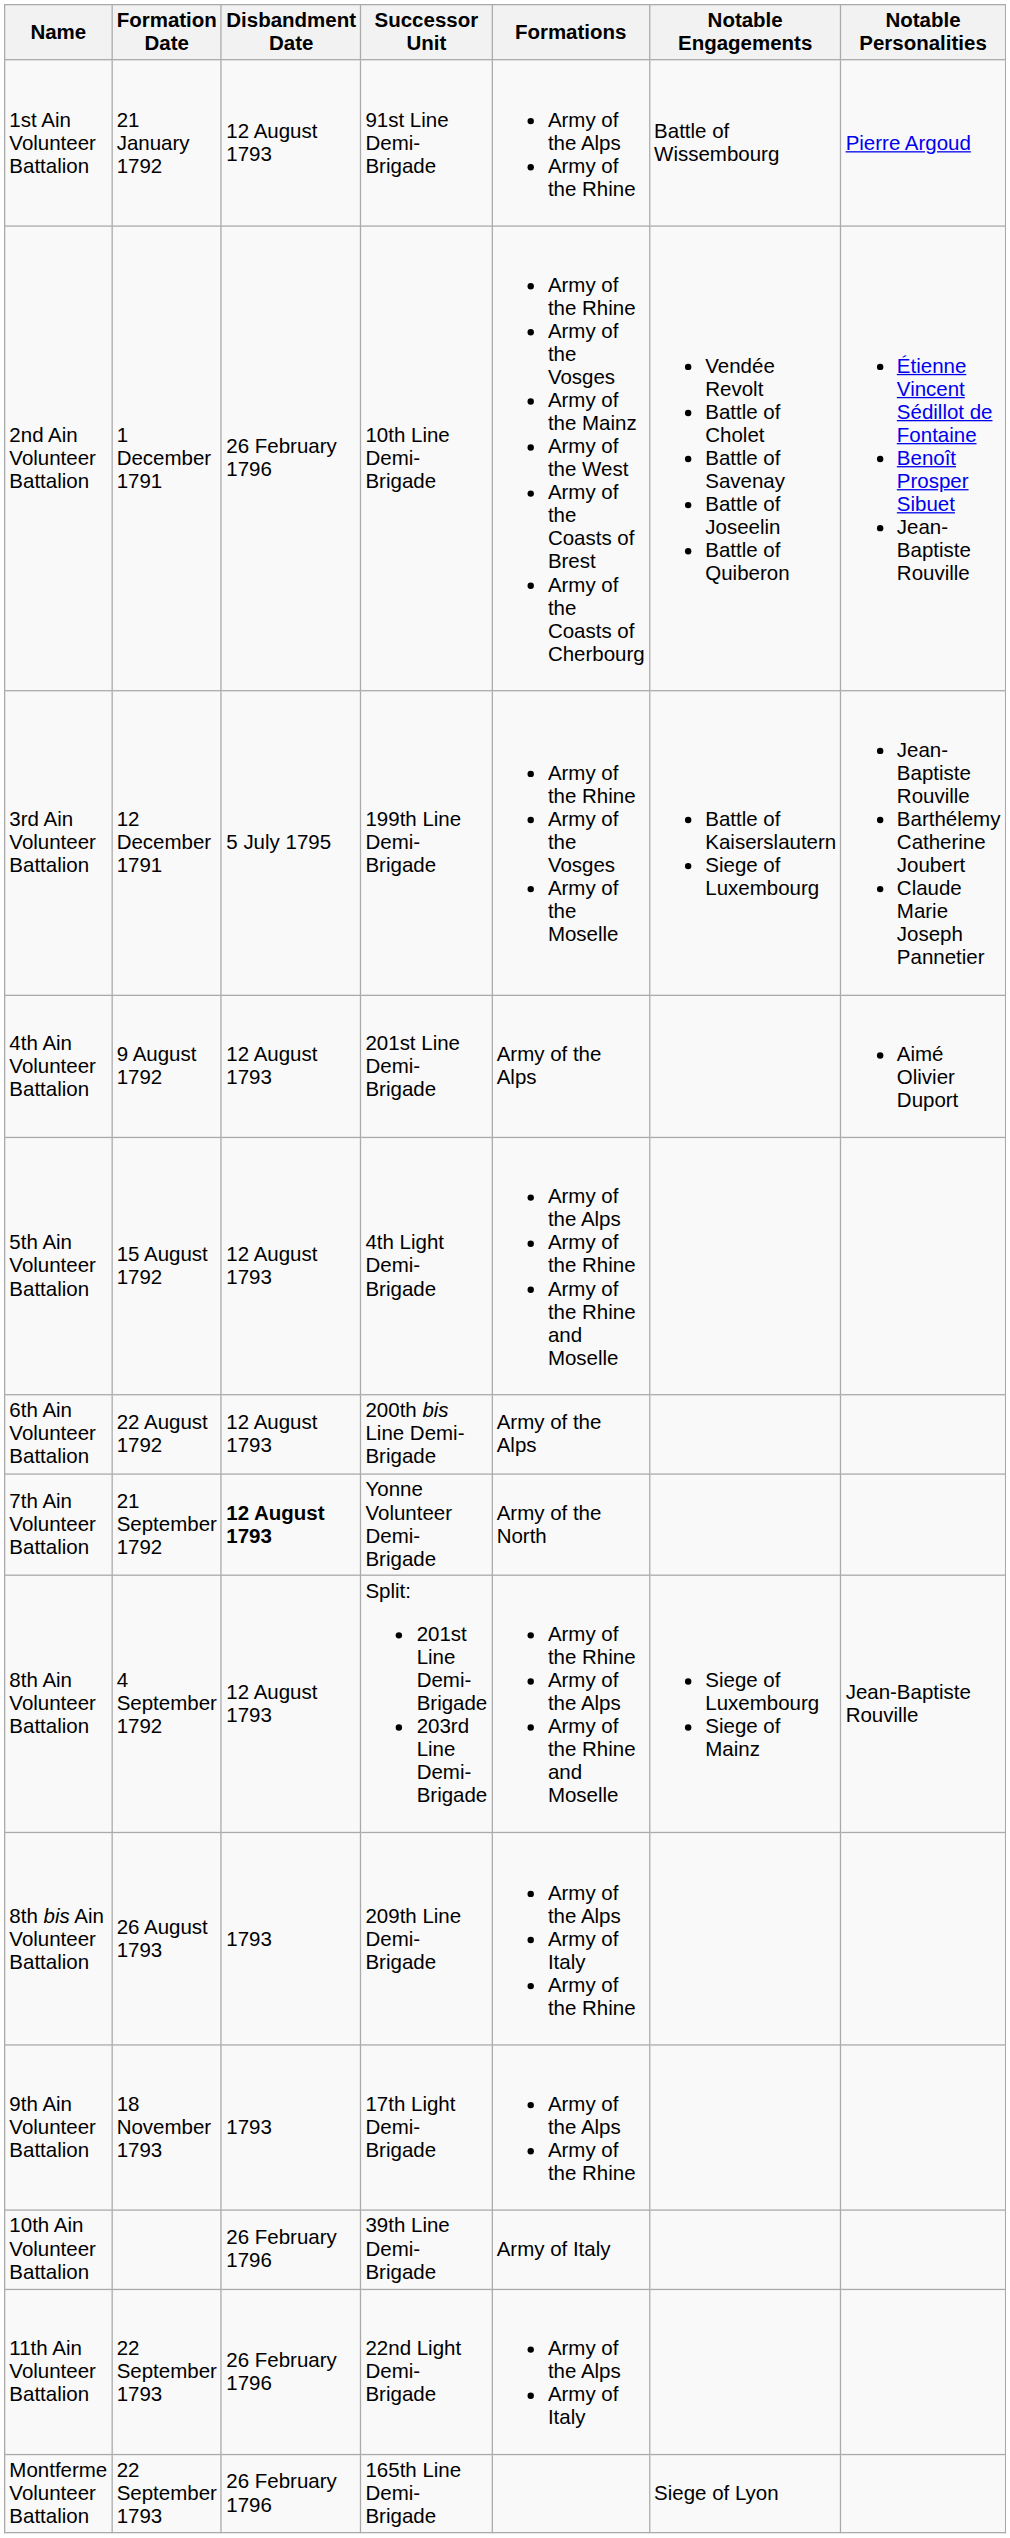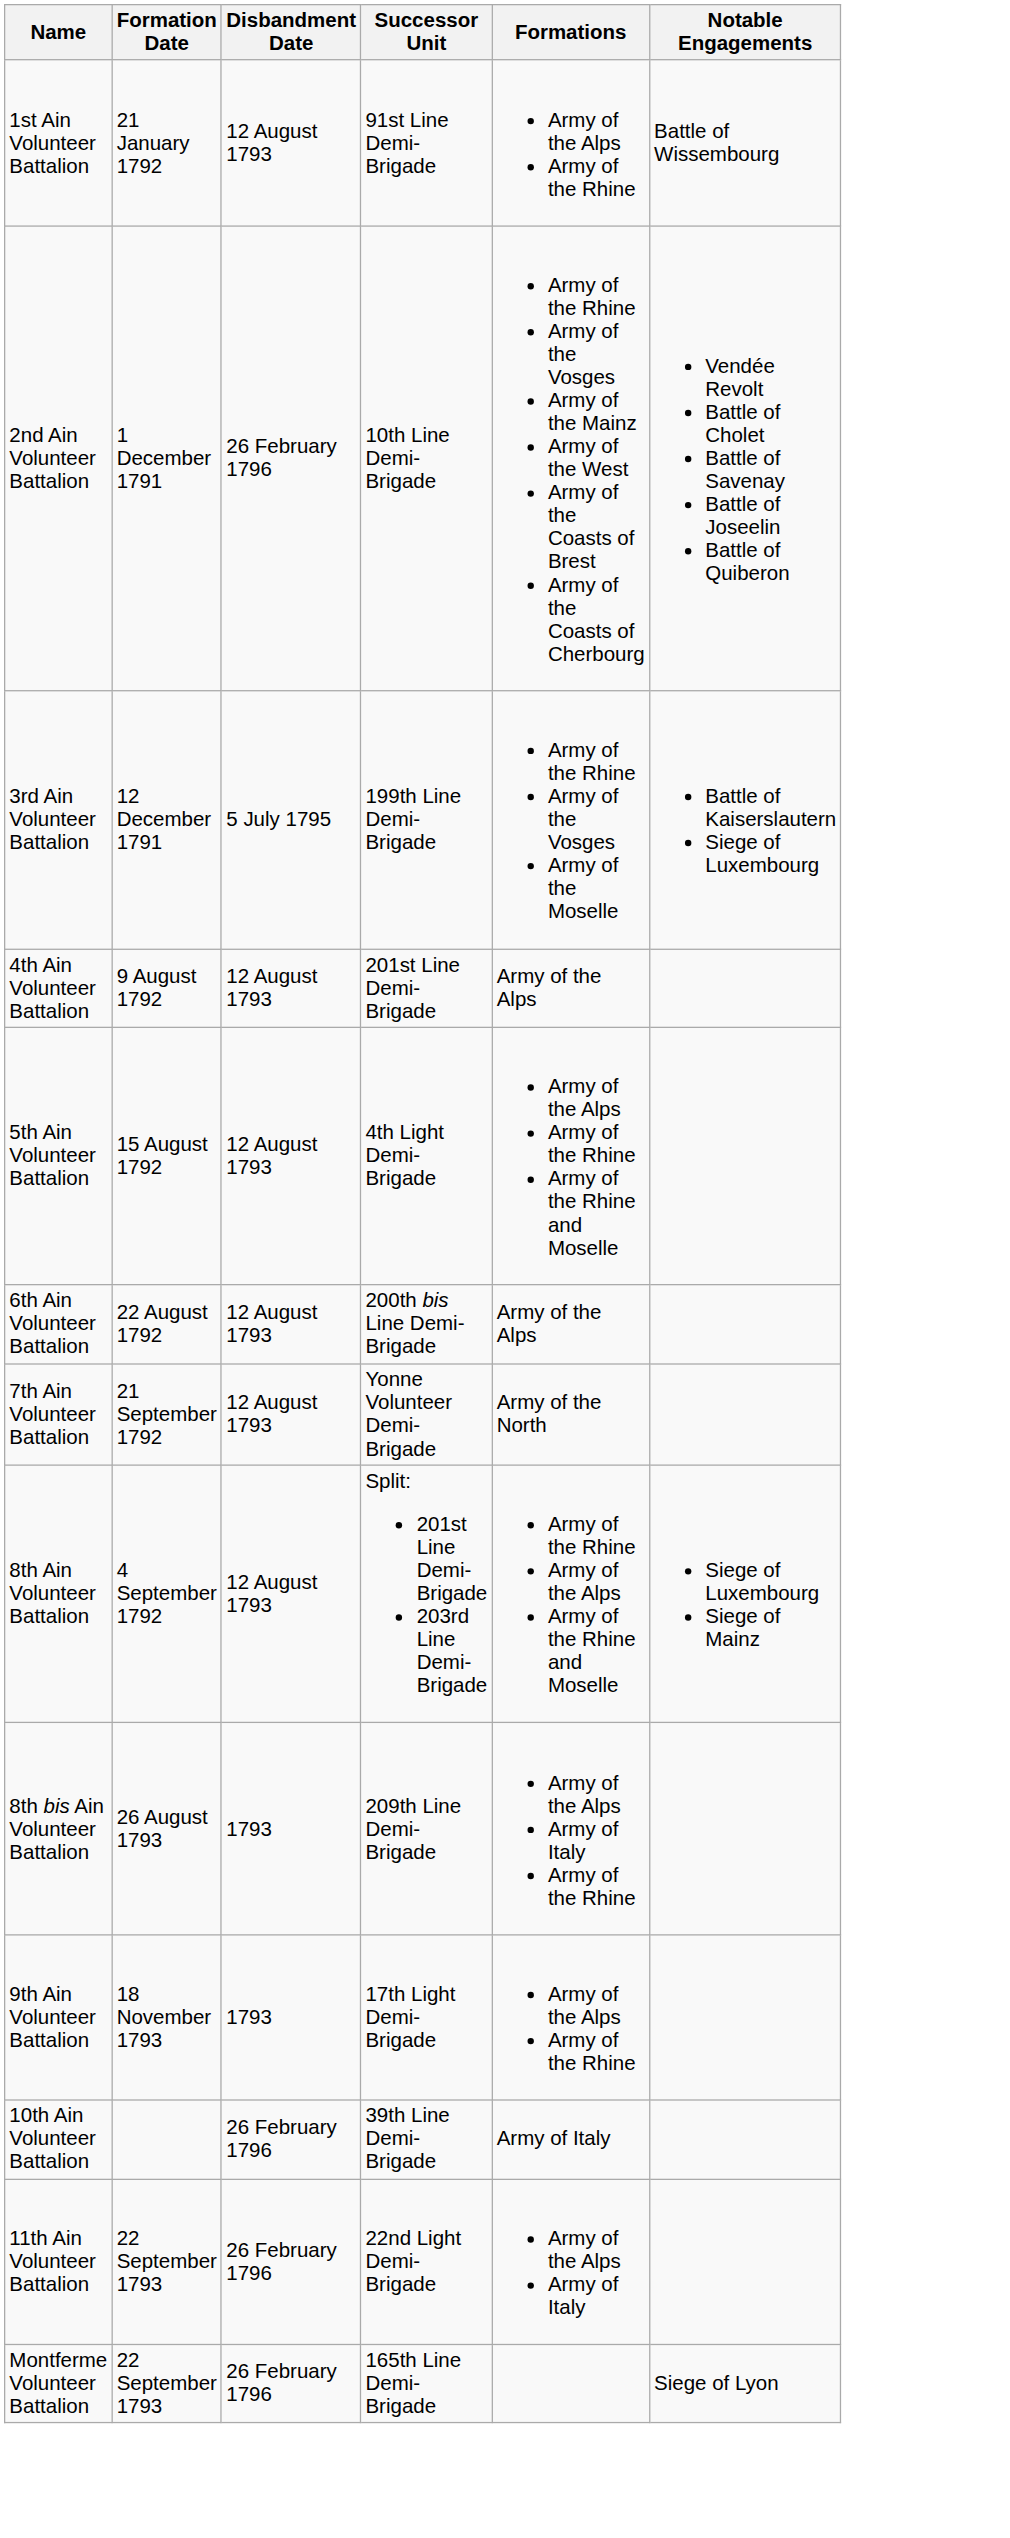- column: (923, 32)
(275, 1524) bold -> (272, 1414) normal
